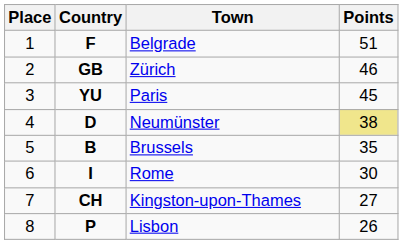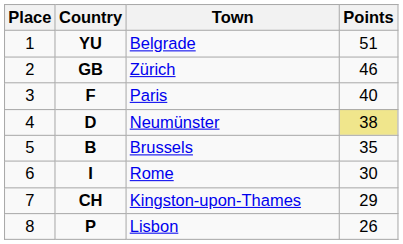(91, 43) F -> (91, 43) YU
(91, 95) YU -> (91, 95) F
(369, 95) 45 -> (369, 95) 40
(369, 200) 27 -> (369, 200) 29
